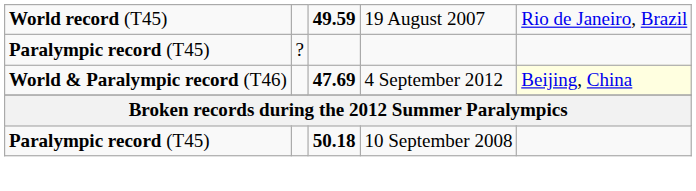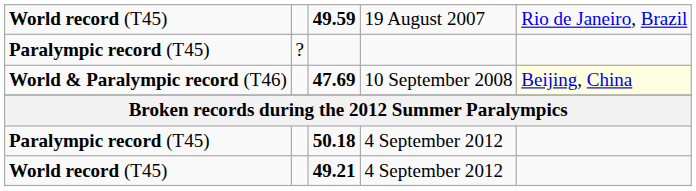(434, 79) 4 September 2012 -> (438, 79) 10 September 2008
(438, 140) 10 September 2008 -> (434, 140) 4 September 2012
+ row: (88, 170)
